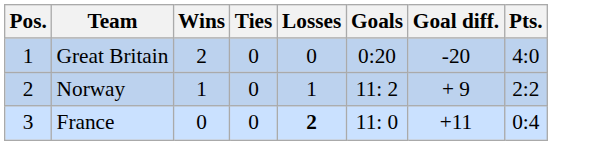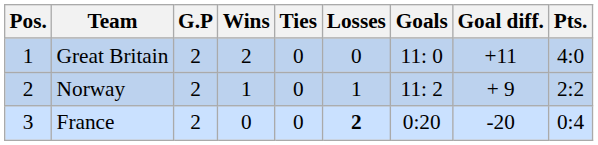+ column: (196, 21)
(377, 55) 0:20 -> (422, 55) 11: 0
(456, 55) -20 -> (501, 55) +11
(377, 122) 11: 0 -> (422, 122) 0:20
(456, 122) +11 -> (501, 122) -20
